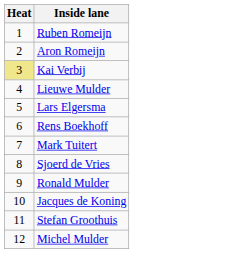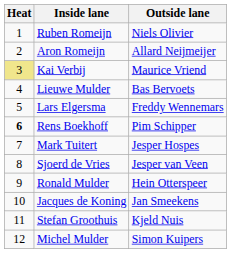+ column: (178, 13)
(19, 126) normal -> (19, 126) bold
